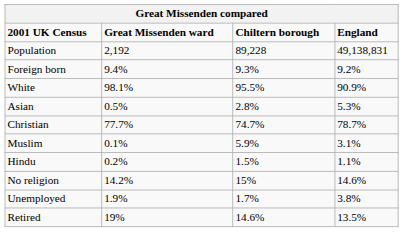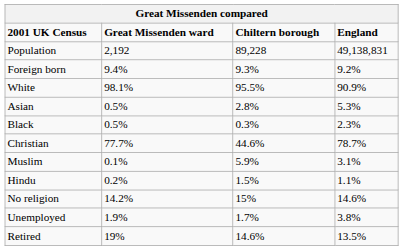+ row: (21, 125)
(250, 125) 74.7% -> (250, 143) 44.6%
